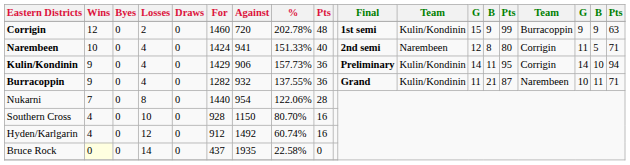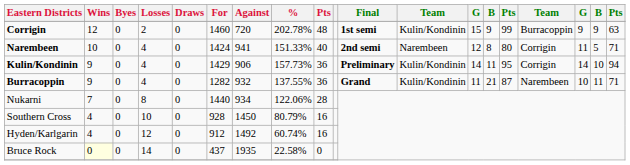(243, 99) 954 -> (243, 99) 934
(245, 116) 1150 -> (245, 116) 1450
(290, 116) 80.70% -> (290, 116) 80.79%
